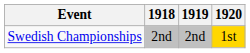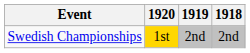columns swapped: (162, 15) <-> (228, 15)
